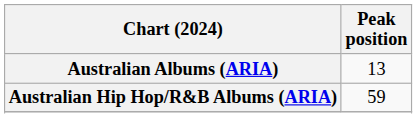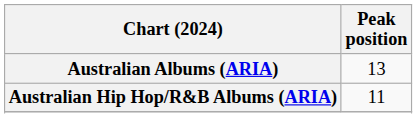(376, 97) 59 -> (376, 97) 11
